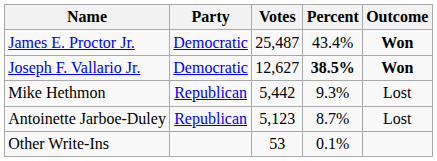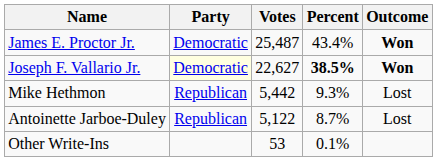(211, 67) no background -> (211, 67) lightyellow background
(277, 67) 12,627 -> (277, 67) 22,627
(277, 118) 5,123 -> (277, 118) 5,122
